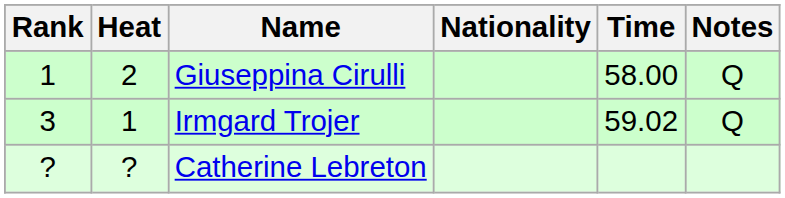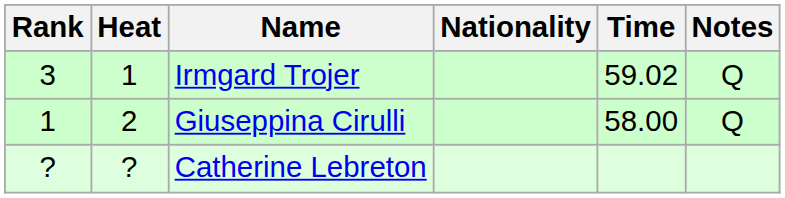rows swapped: (290, 74) <-> (267, 121)
